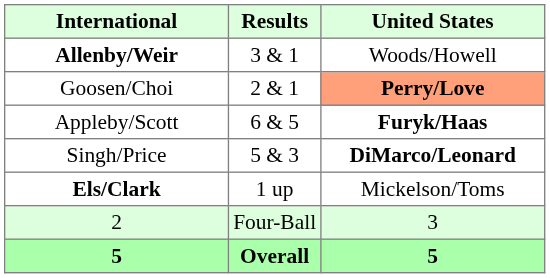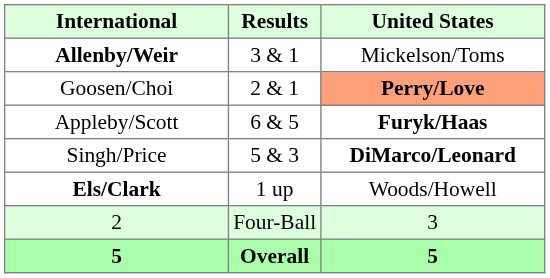(433, 54) Woods/Howell -> (433, 54) Mickelson/Toms
(433, 188) Mickelson/Toms -> (433, 188) Woods/Howell
